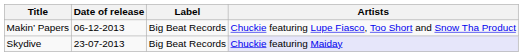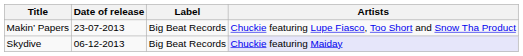(99, 28) 06-12-2013 -> (99, 28) 23-07-2013
(99, 43) 23-07-2013 -> (99, 43) 06-12-2013
